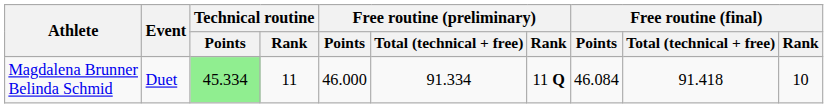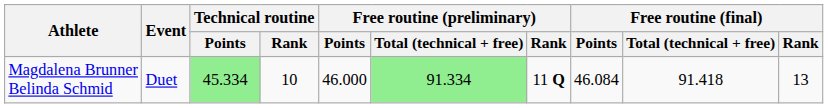(289, 80) 11 -> (289, 80) 10
(449, 80) no background -> (449, 80) lightgreen background
(801, 80) 10 -> (801, 80) 13
